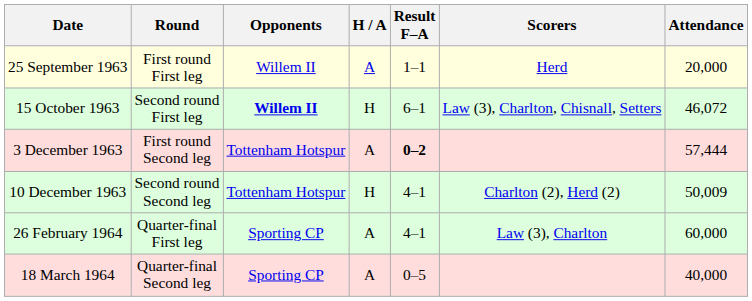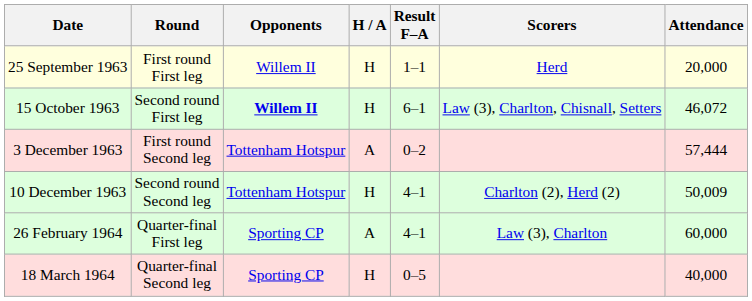(369, 66) A -> (369, 66) H
(415, 150) bold -> (415, 150) normal
(369, 275) A -> (369, 275) H
